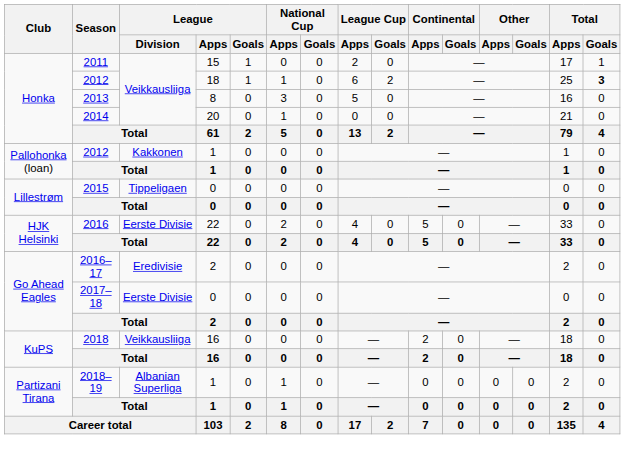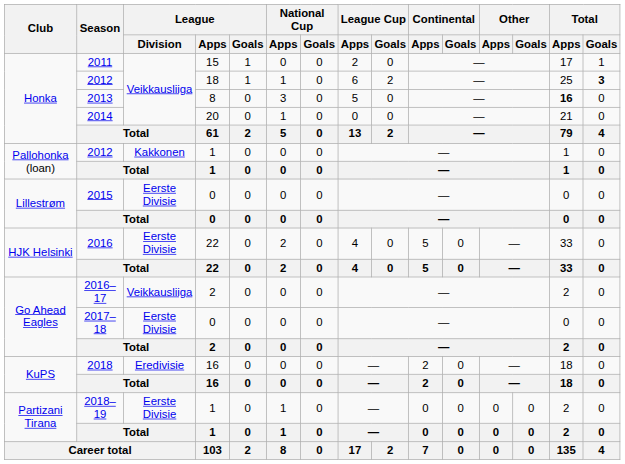(566, 98) normal -> (566, 98) bold
(158, 188) Tippeligaen -> (160, 194) Eerste Divisie
(158, 266) Eredivisie -> (160, 292) Veikkausliiga
(158, 340) Veikkausliiga -> (160, 365) Eredivisie
(158, 382) Albanian Superliga -> (160, 408) Eerste Divisie
